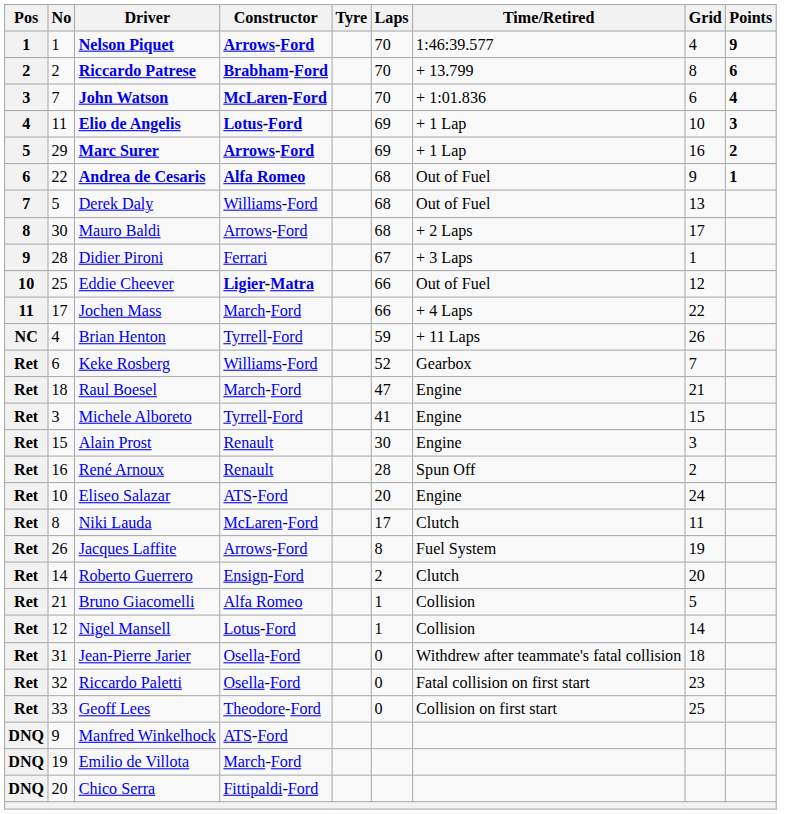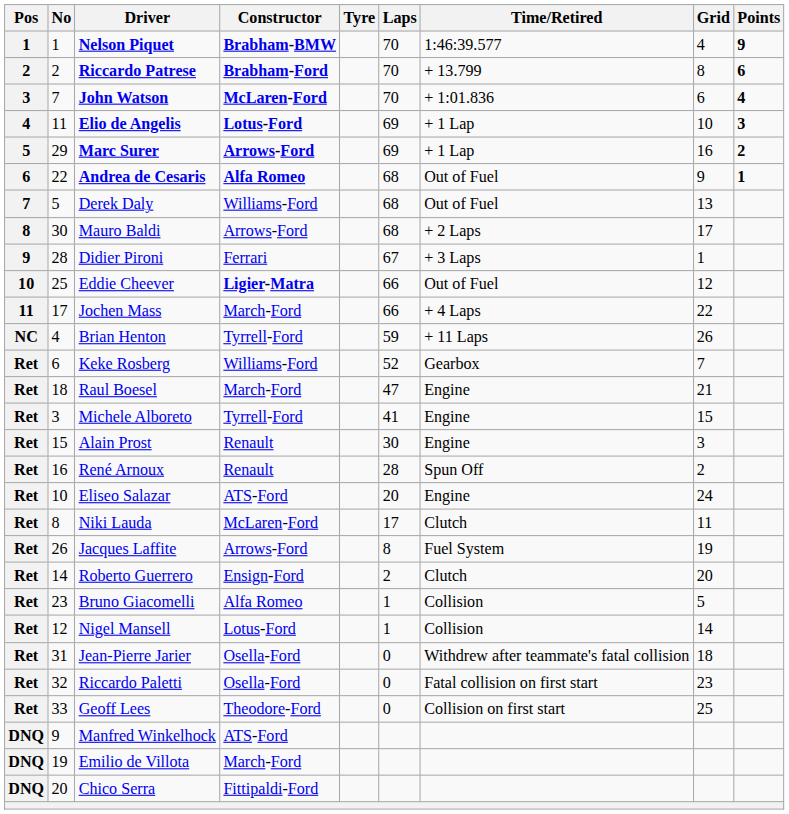(269, 44) Arrows-Ford -> (280, 44) Brabham-BMW
(60, 602) 21 -> (60, 602) 23
